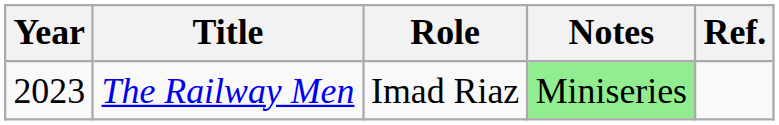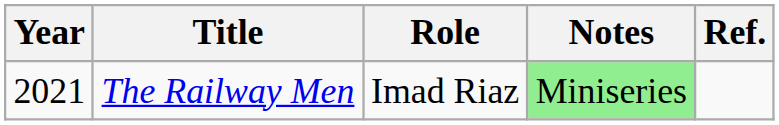(49, 89) 2023 -> (49, 89) 2021
